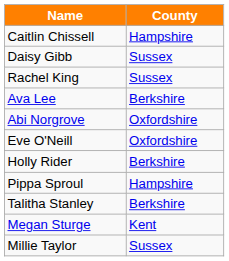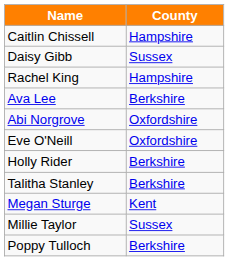(151, 78) Sussex -> (161, 78) Hampshire
- row: (45, 183)
+ row: (49, 245)
